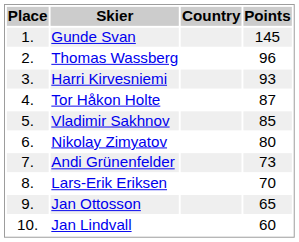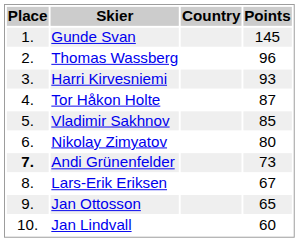(28, 162) normal -> (28, 162) bold
(267, 183) 70 -> (267, 183) 67
